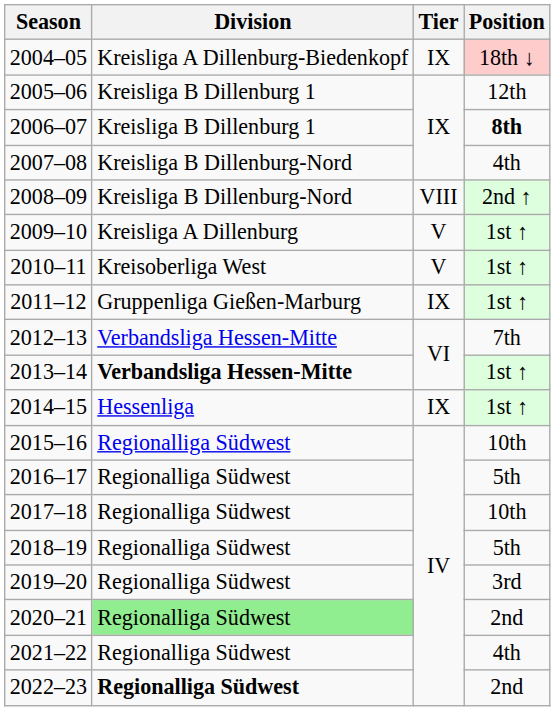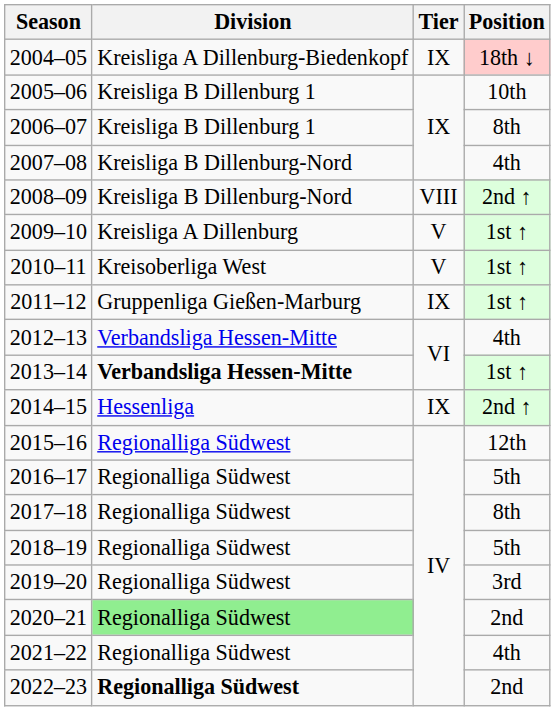(507, 92) 12th -> (507, 92) 10th
(507, 127) bold -> (507, 127) normal
(507, 337) 7th -> (507, 337) 4th
(507, 407) 1st ↑ -> (507, 407) 2nd ↑
(507, 442) 10th -> (507, 442) 12th
(507, 512) 10th -> (507, 512) 8th
